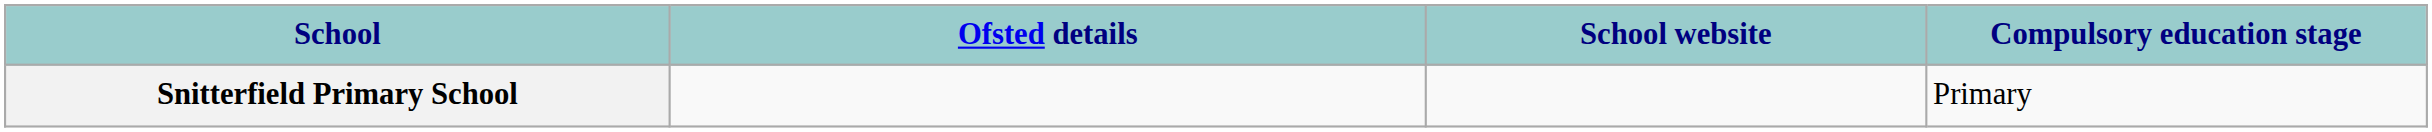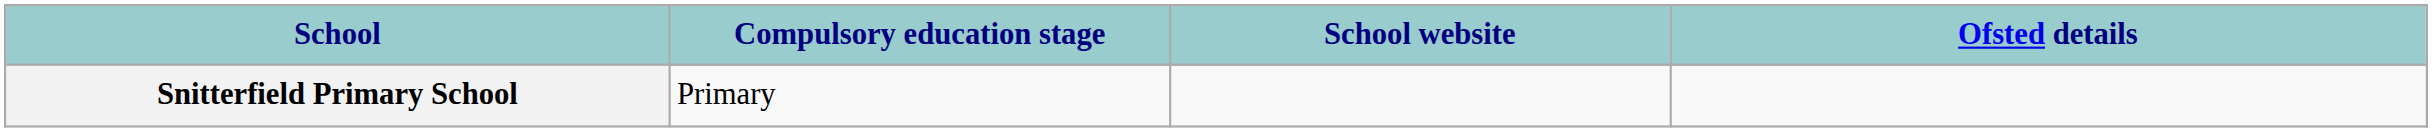columns swapped: (2176, 34) <-> (1048, 34)
